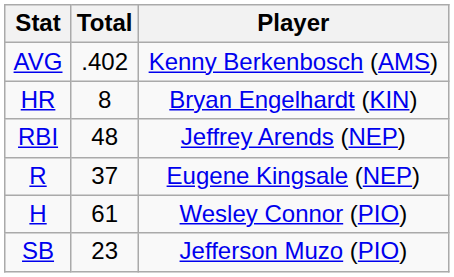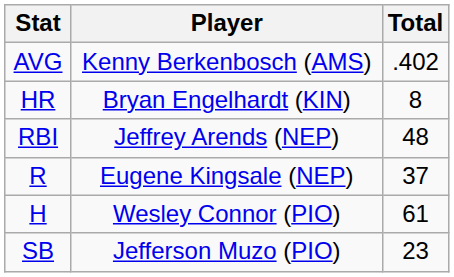columns swapped: (293, 23) <-> (105, 23)
